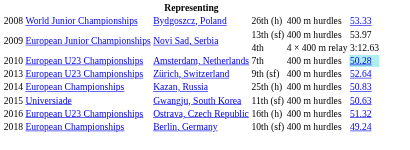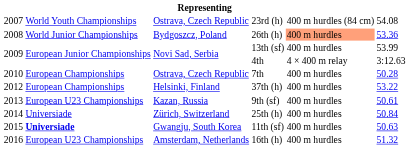+ row: (267, 21)
(314, 21) no background -> (314, 34) lightsalmon background
(361, 21) 53.33 -> (387, 34) 53.36
(361, 34) 53.97 -> (387, 48) 53.99
(84, 61) European U23 Championships -> (75, 74) European Championships
(201, 61) Amsterdam, Netherlands -> (201, 74) Ostrava, Czech Republic
(361, 61) paleturquoise background -> (387, 74) no background
+ row: (267, 87)
(191, 74) Zürich, Switzerland -> (181, 100) Kazan, Russia
(361, 74) 52.64 -> (387, 100) 50.61
(75, 87) European Championships -> (49, 114) Universiade
(181, 87) Kazan, Russia -> (191, 114) Zürich, Switzerland
(361, 87) 50.83 -> (387, 114) 50.84
(49, 100) normal -> (50, 127) bold
(201, 114) Ostrava, Czech Republic -> (201, 140) Amsterdam, Netherlands
- row: (268, 127)
